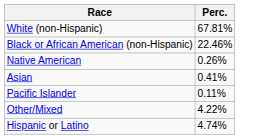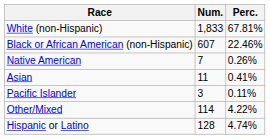+ column: (210, 12)
